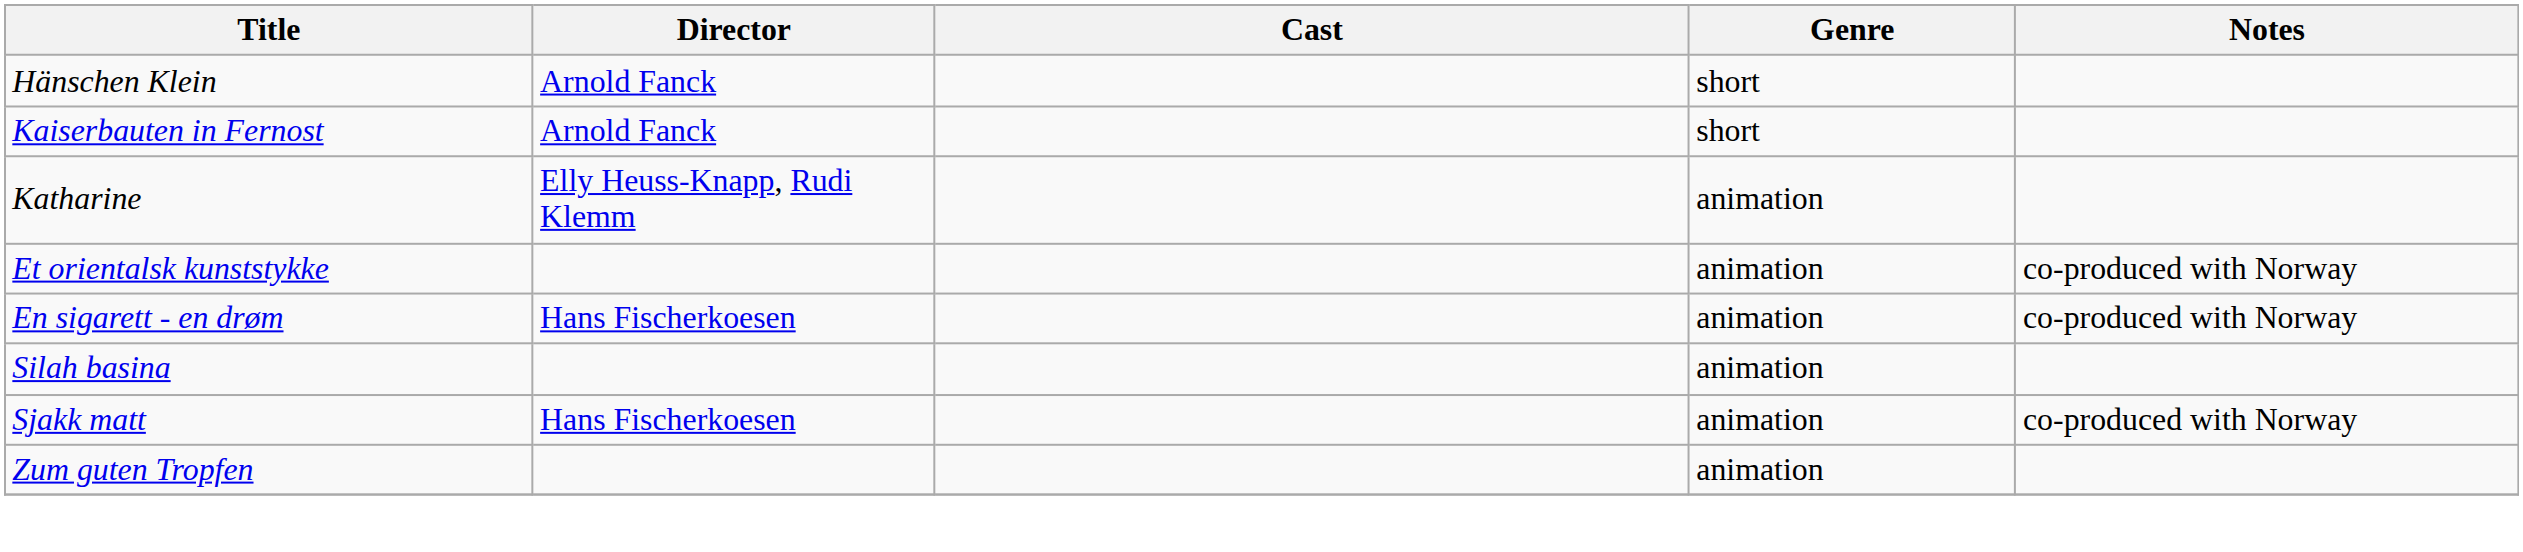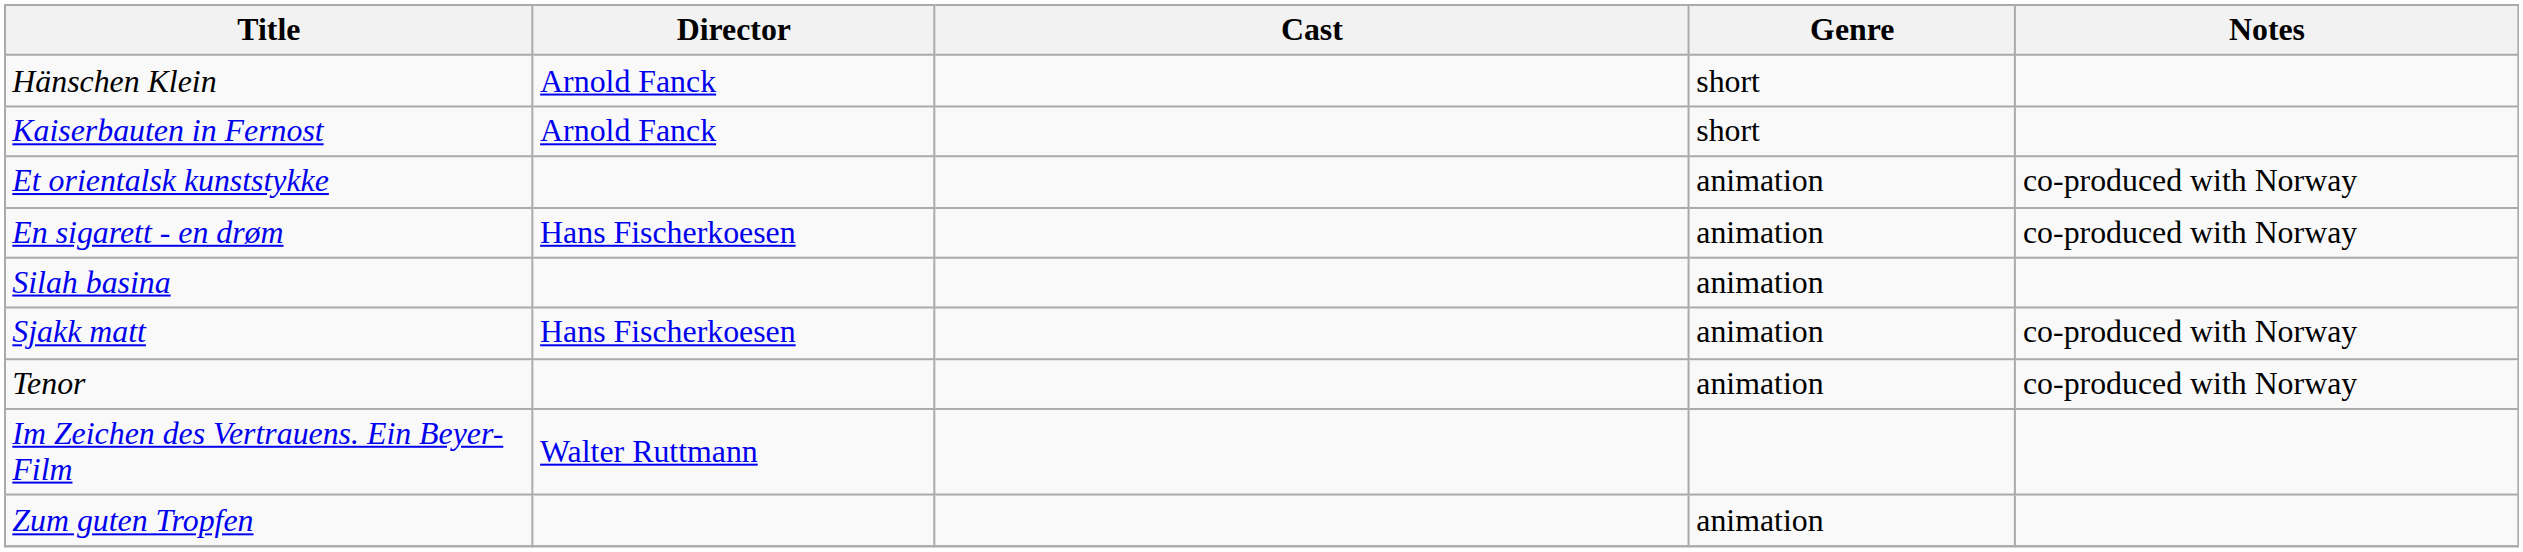- row: (77, 199)
+ row: (49, 383)
+ row: (258, 451)
